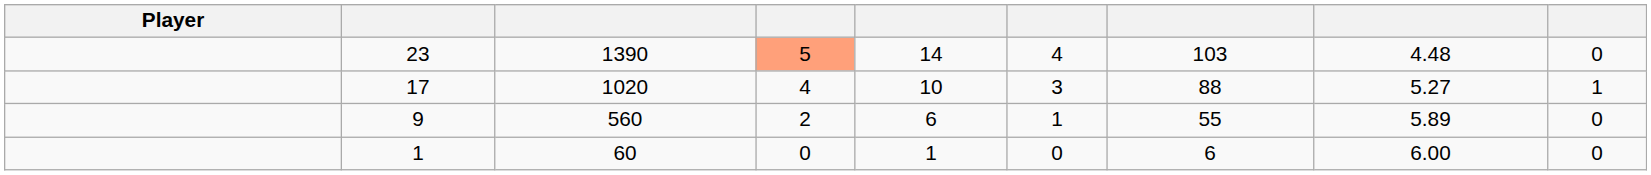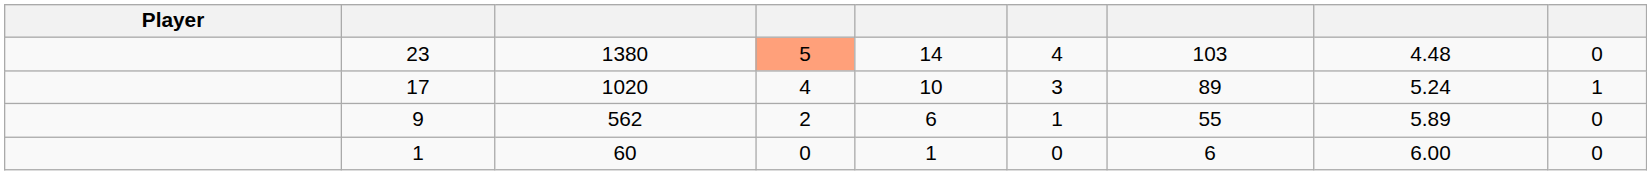(625, 53) 1390 -> (625, 53) 1380
(1210, 86) 88 -> (1210, 86) 89
(1431, 86) 5.27 -> (1431, 86) 5.24
(625, 119) 560 -> (625, 119) 562
